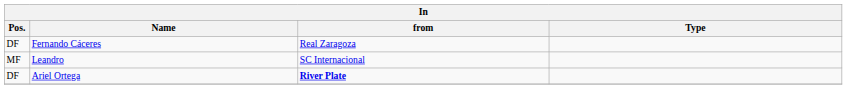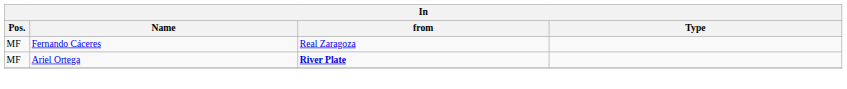(13, 44) DF -> (14, 44) MF
- row: (48, 60)
(13, 76) DF -> (14, 60) MF
